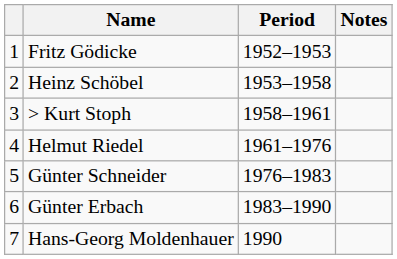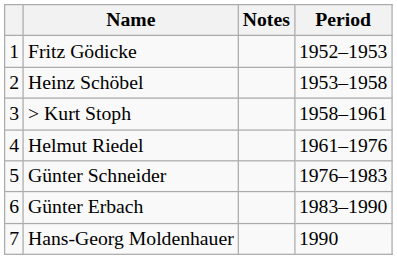columns swapped: (287, 20) <-> (364, 20)
